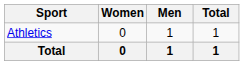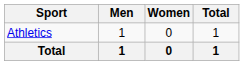columns swapped: (170, 13) <-> (123, 13)
